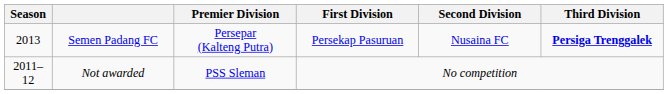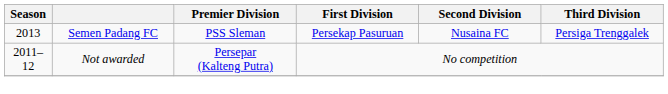(235, 40) Persepar (Kalteng Putra) -> (235, 33) PSS Sleman
(602, 40) bold -> (602, 33) normal
(235, 73) PSS Sleman -> (235, 59) Persepar (Kalteng Putra)
